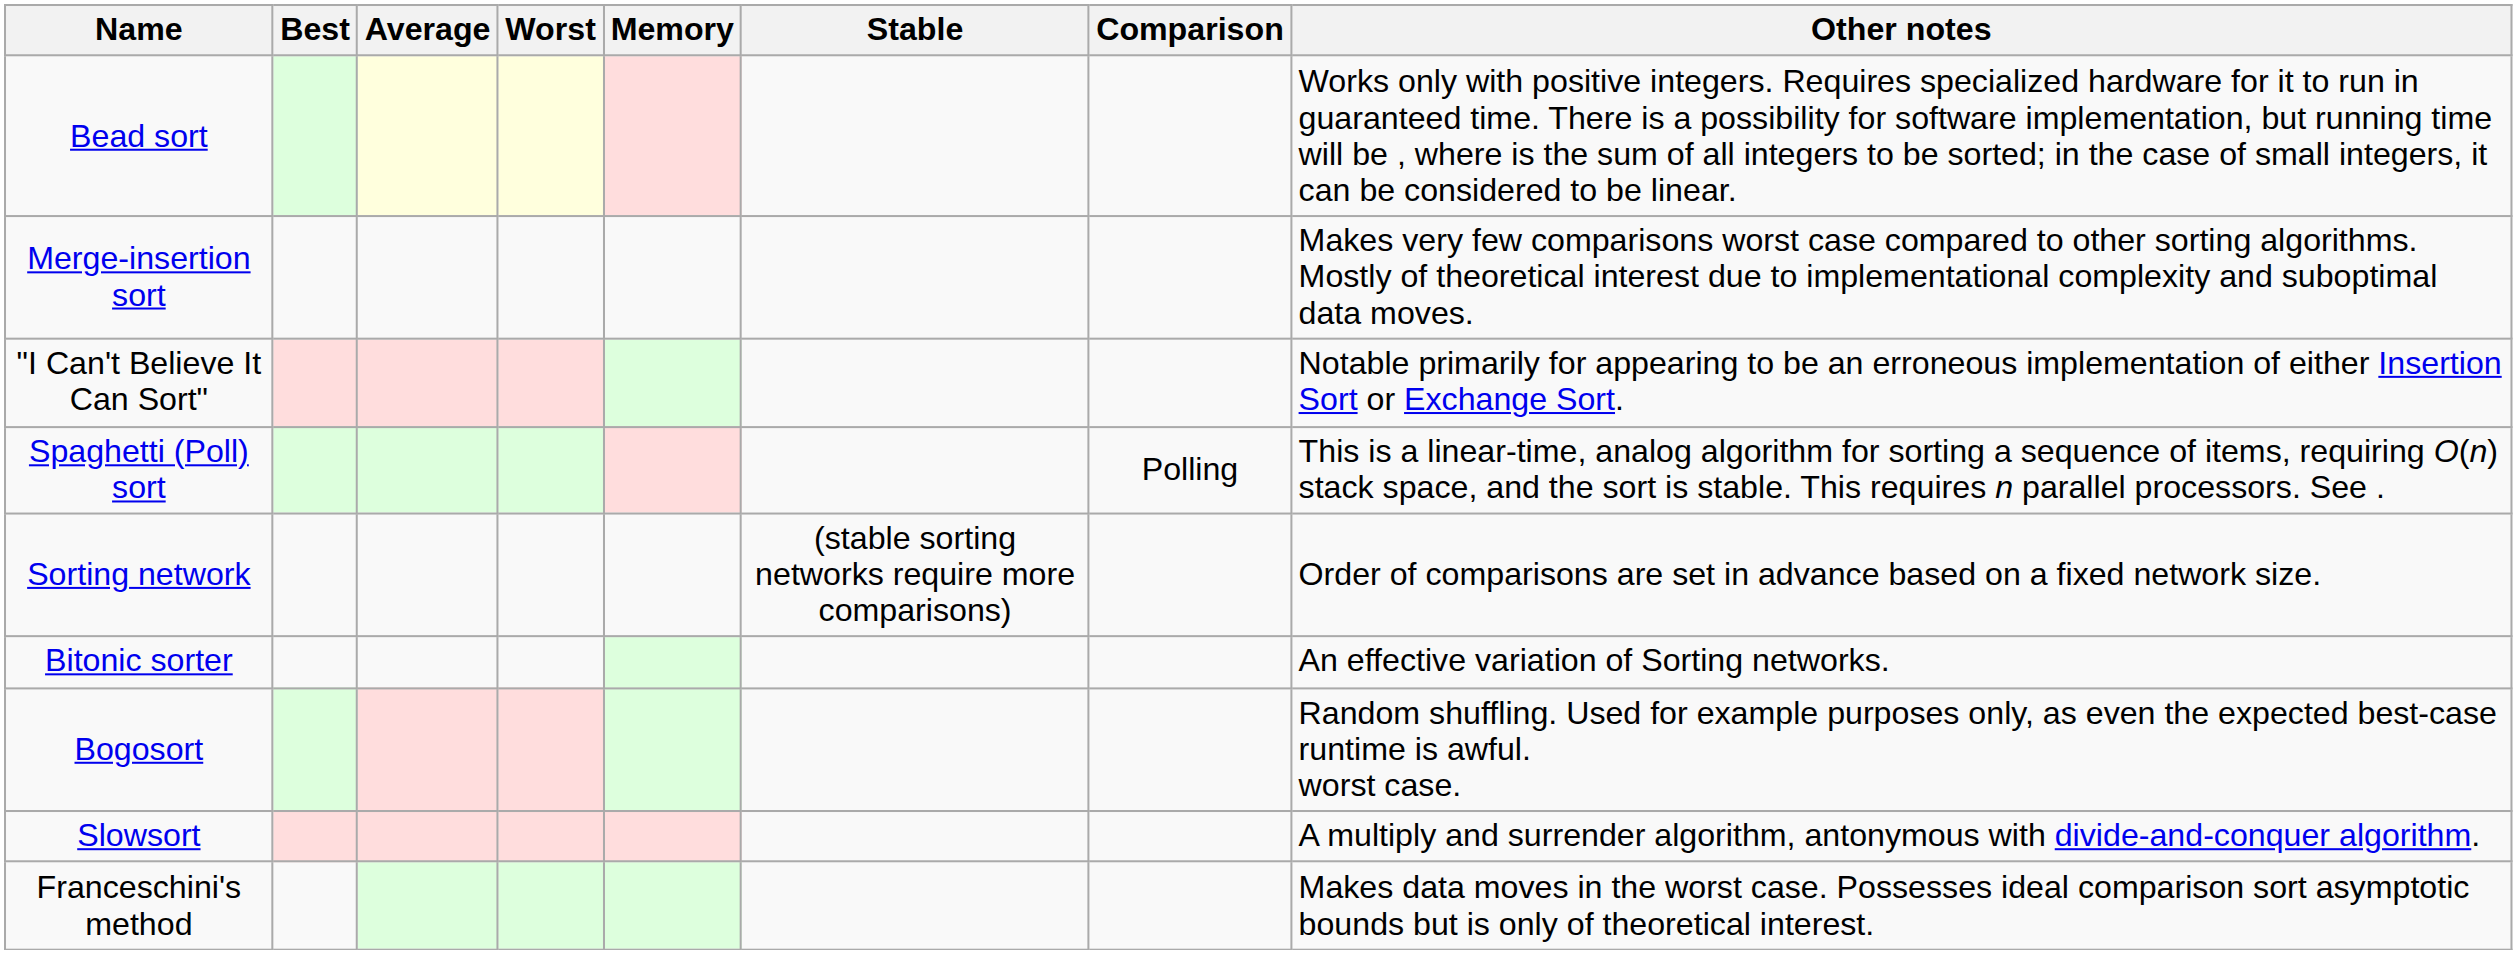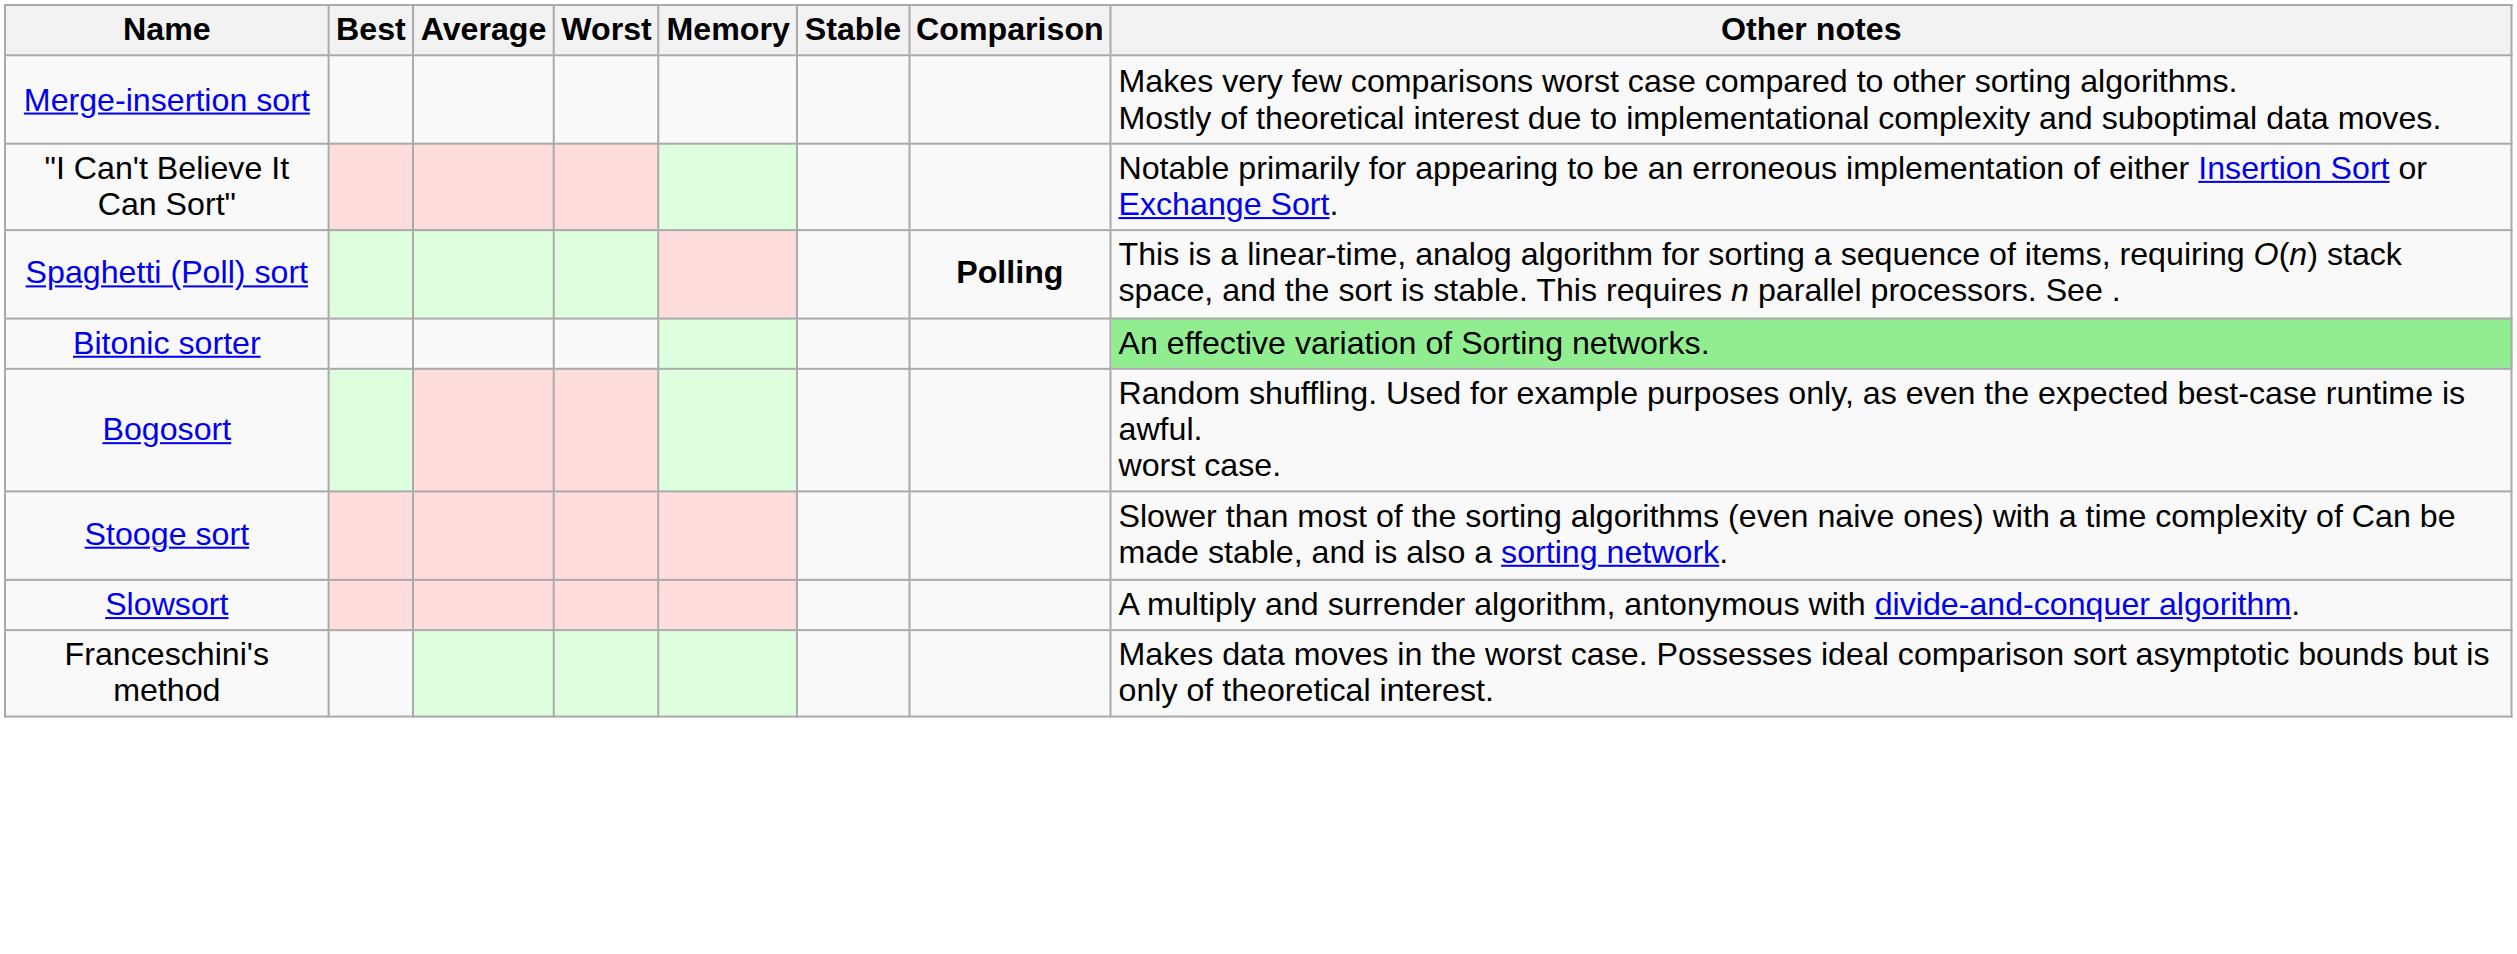- row: (139, 135)
(1190, 469) normal -> (1010, 273) bold
- row: (139, 574)
(1594, 661) no background -> (1414, 342) lightgreen background
+ row: (167, 535)
